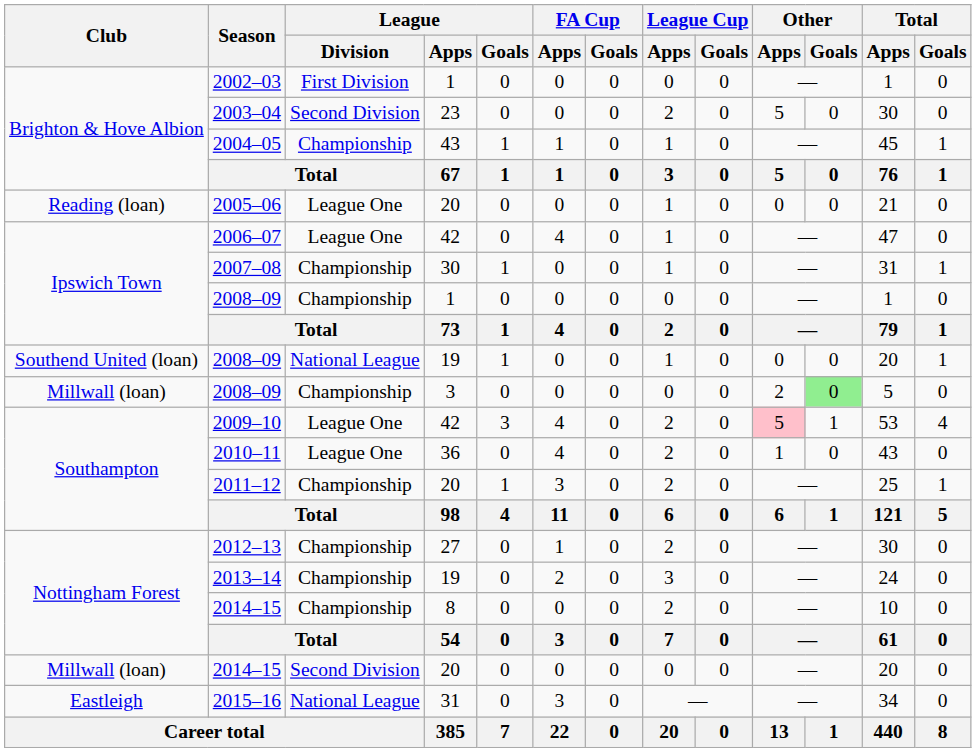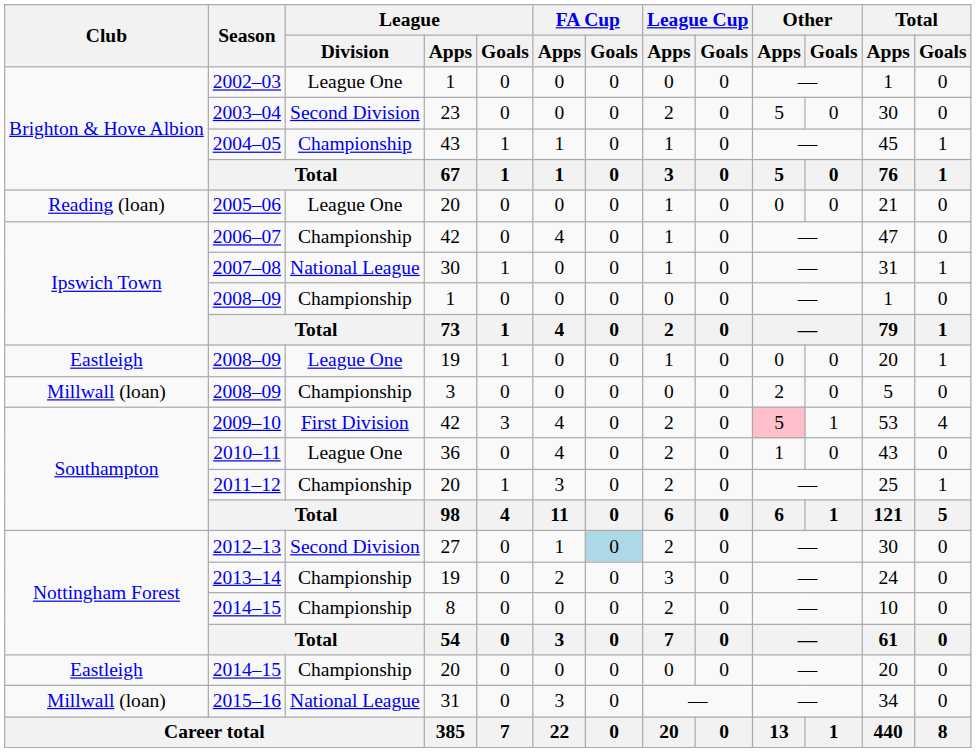(355, 81) First Division -> (355, 81) League One
(355, 236) League One -> (355, 236) Championship
(355, 267) Championship -> (355, 267) National League
(106, 360) Southend United (loan) -> (106, 360) Eastleigh
(355, 360) National League -> (355, 360) League One
(834, 391) lightgreen background -> (834, 391) no background
(355, 422) League One -> (355, 422) First Division
(355, 546) Championship -> (355, 546) Second Division
(614, 546) no background -> (614, 546) lightblue background
(106, 670) Millwall (loan) -> (106, 670) Eastleigh
(355, 670) Second Division -> (355, 670) Championship
(106, 701) Eastleigh -> (106, 701) Millwall (loan)
